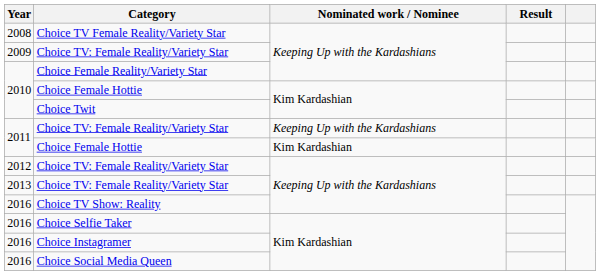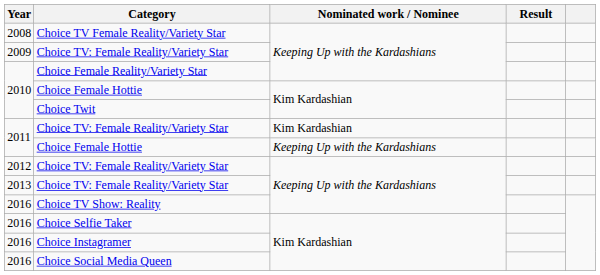(354, 128) Keeping Up with the Kardashians -> (312, 128) Kim Kardashian
(312, 147) Kim Kardashian -> (354, 147) Keeping Up with the Kardashians
